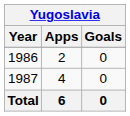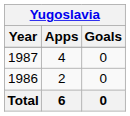rows swapped: (23, 57) <-> (23, 79)
